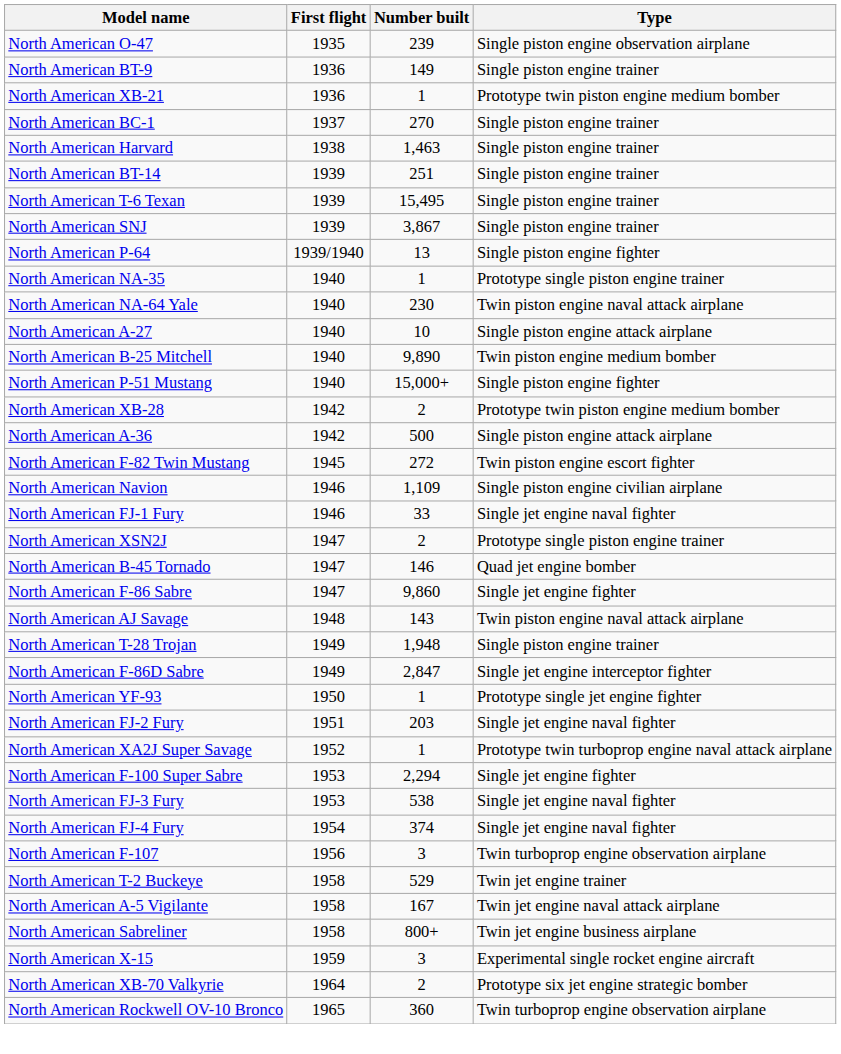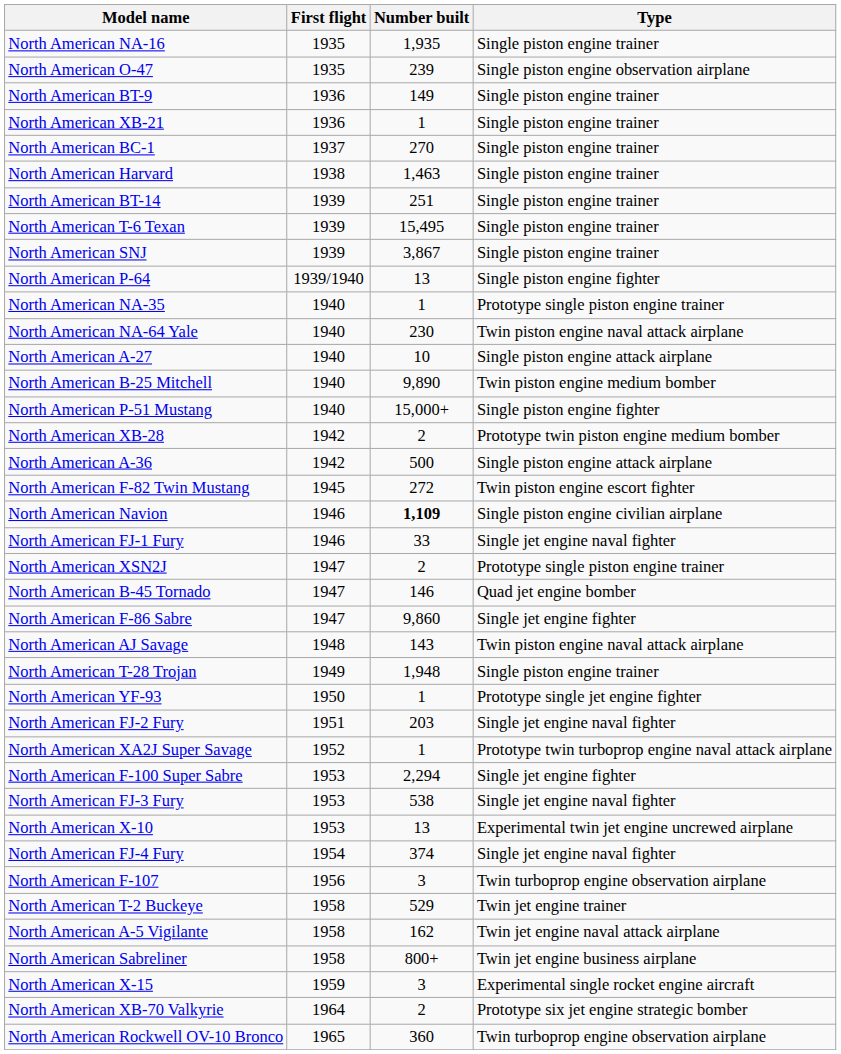+ row: (87, 43)
(628, 95) Prototype twin piston engine medium bomber -> (568, 122) Single piston engine trainer
(422, 488) normal -> (422, 514) bold
- row: (106, 670)
+ row: (81, 827)
(422, 906) 167 -> (422, 932) 162
